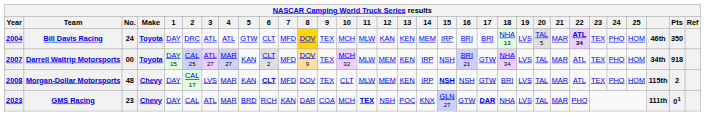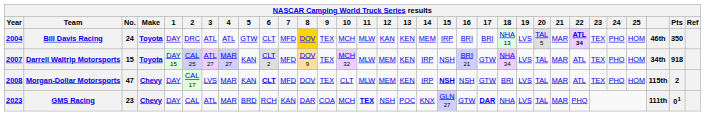(130, 59) 00 -> (130, 59) 15
(130, 80) 48 -> (130, 80) 47
